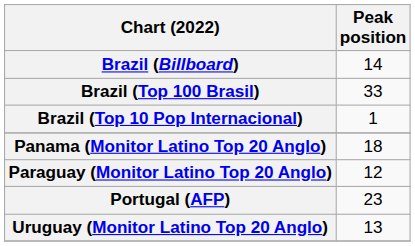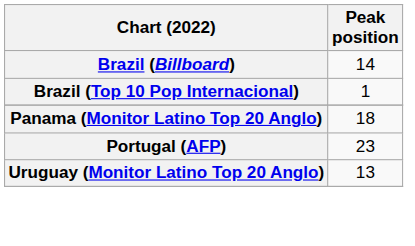- row: (170, 91)
- row: (170, 173)
